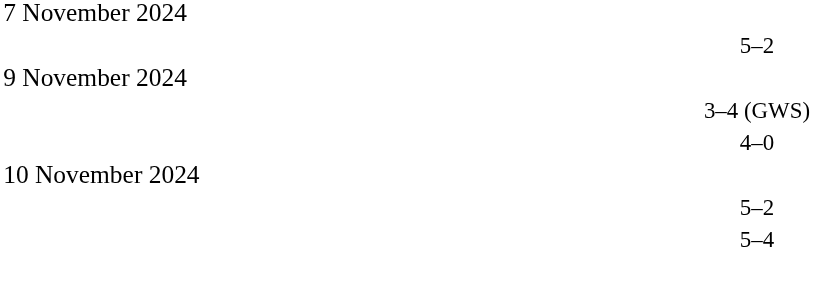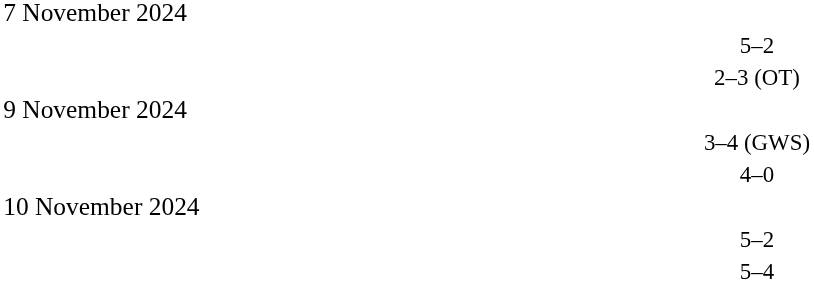+ row: (315, 78)
